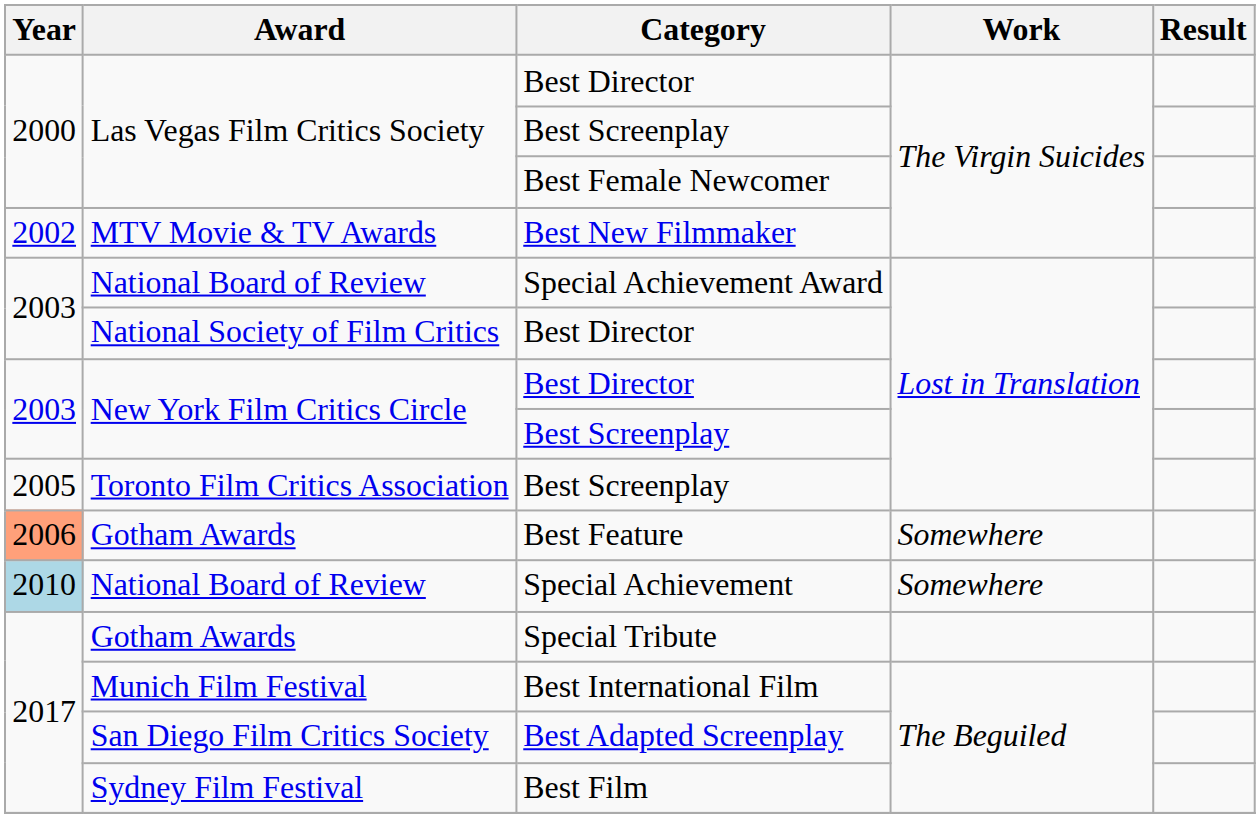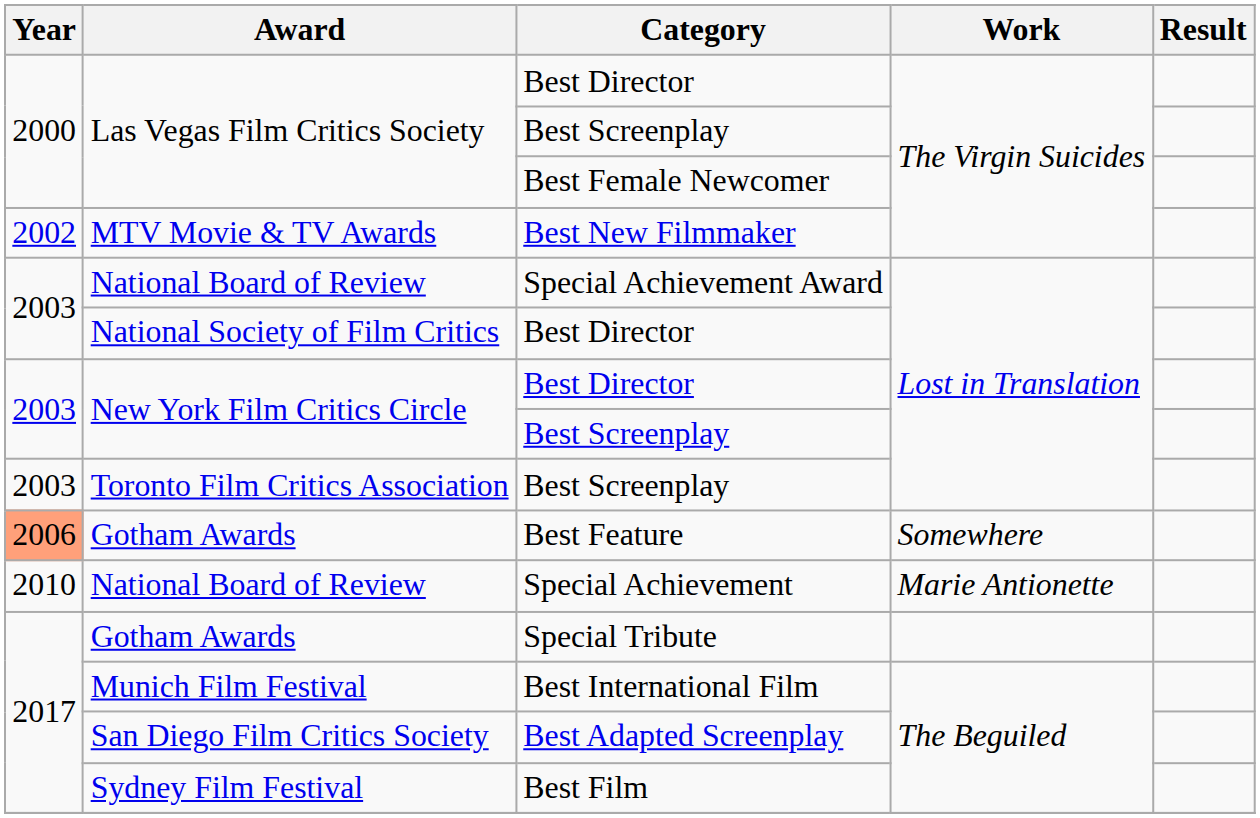(44, 484) 2005 -> (44, 484) 2003
(44, 585) lightblue background -> (44, 585) no background
(970, 585) Somewhere -> (1006, 585) Marie Antionette
